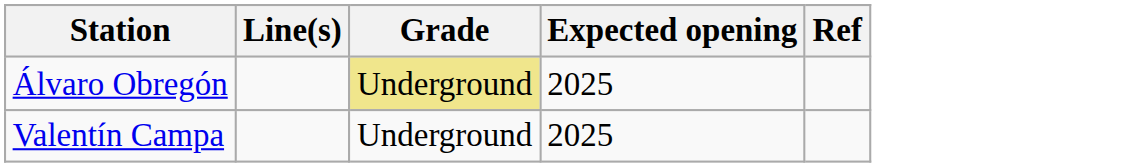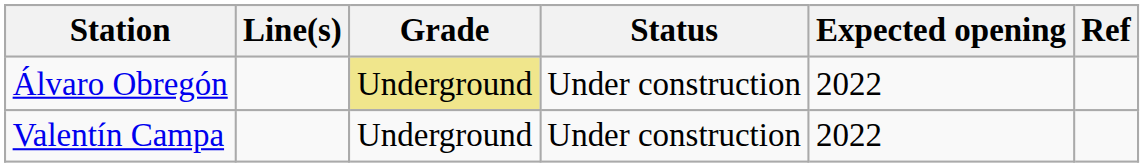+ column: (674, 30)
(580, 82) 2025 -> (849, 82) 2022
(580, 135) 2025 -> (849, 135) 2022
